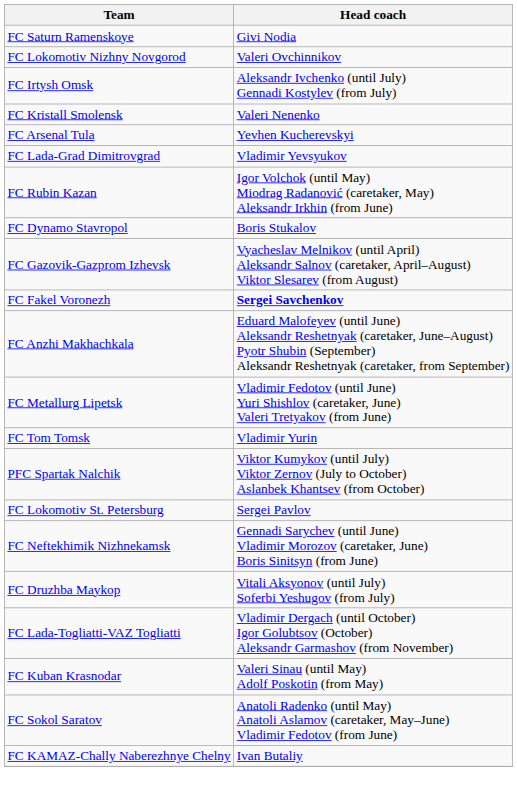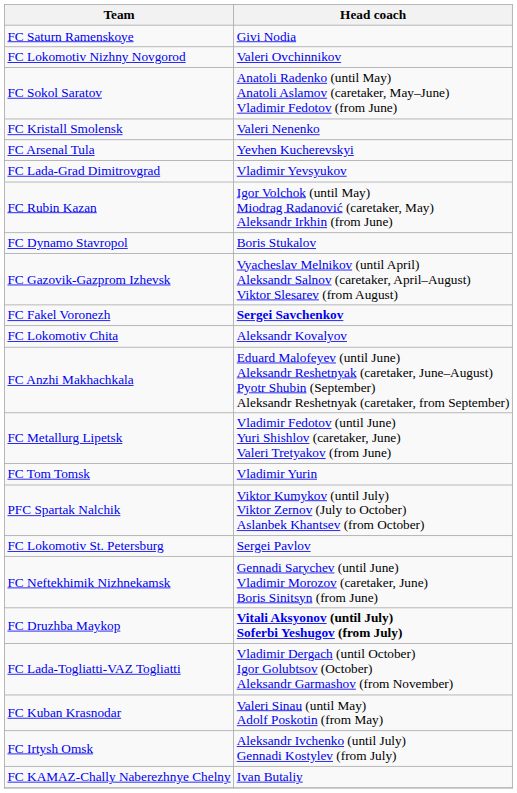rows swapped: (55, 720) <-> (50, 85)
+ row: (63, 336)
(316, 589) normal -> (320, 625) bold
